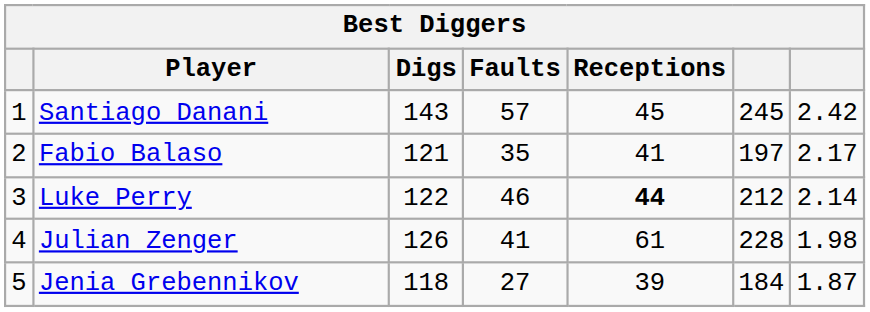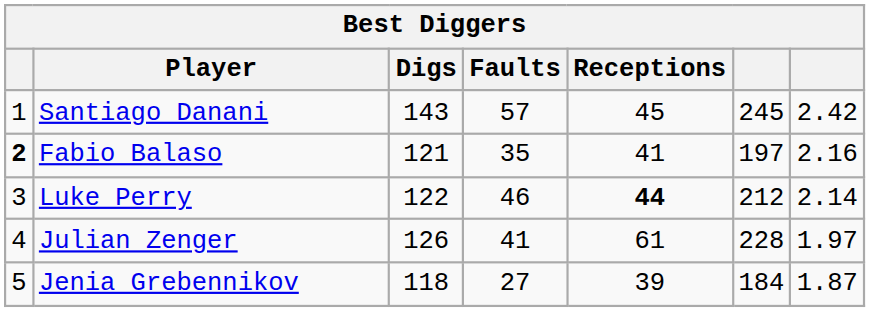(19, 155) normal -> (19, 155) bold
(827, 155) 2.17 -> (827, 155) 2.16
(827, 240) 1.98 -> (827, 240) 1.97
